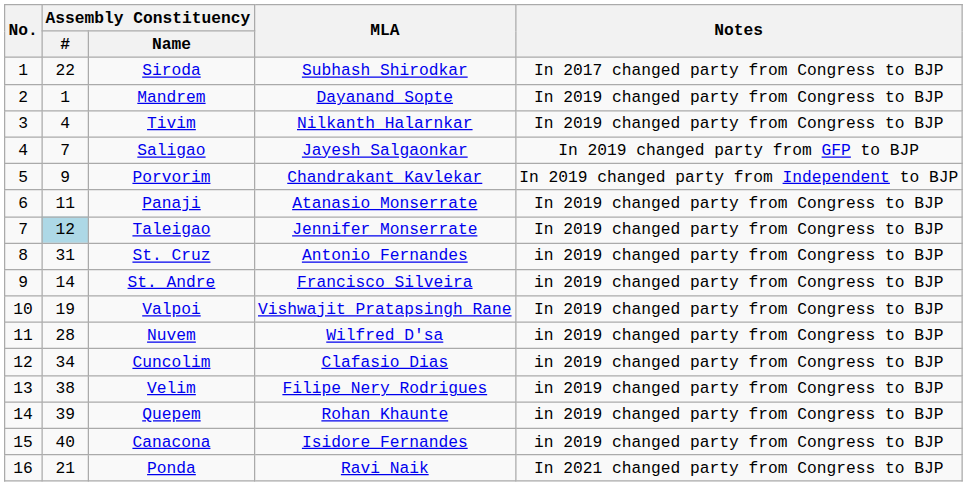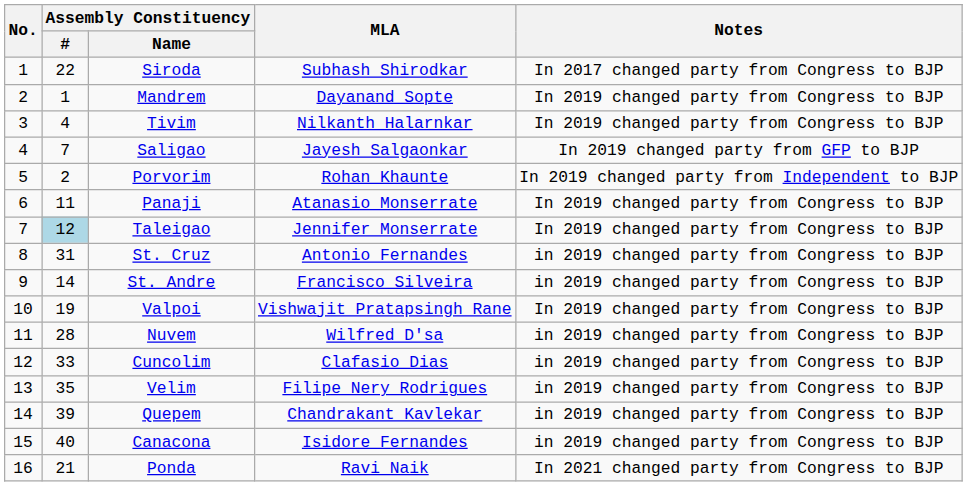(65, 177) 9 -> (65, 177) 2
(385, 177) Chandrakant Kavlekar -> (385, 177) Rohan Khaunte
(65, 362) 34 -> (65, 362) 33
(65, 389) 38 -> (65, 389) 35
(385, 415) Rohan Khaunte -> (385, 415) Chandrakant Kavlekar
